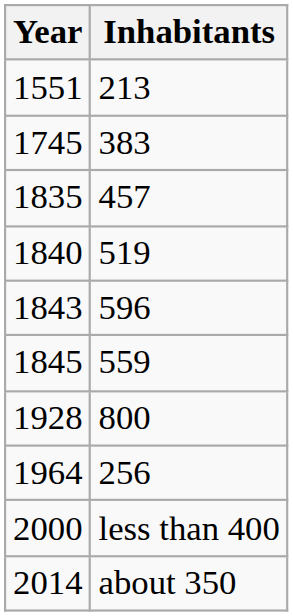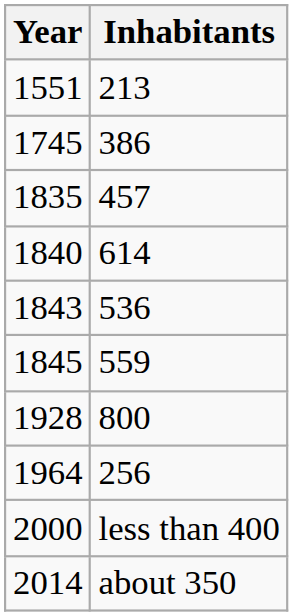(125, 142) 383 -> (125, 142) 386
(125, 252) 519 -> (125, 252) 614
(125, 307) 596 -> (125, 307) 536
